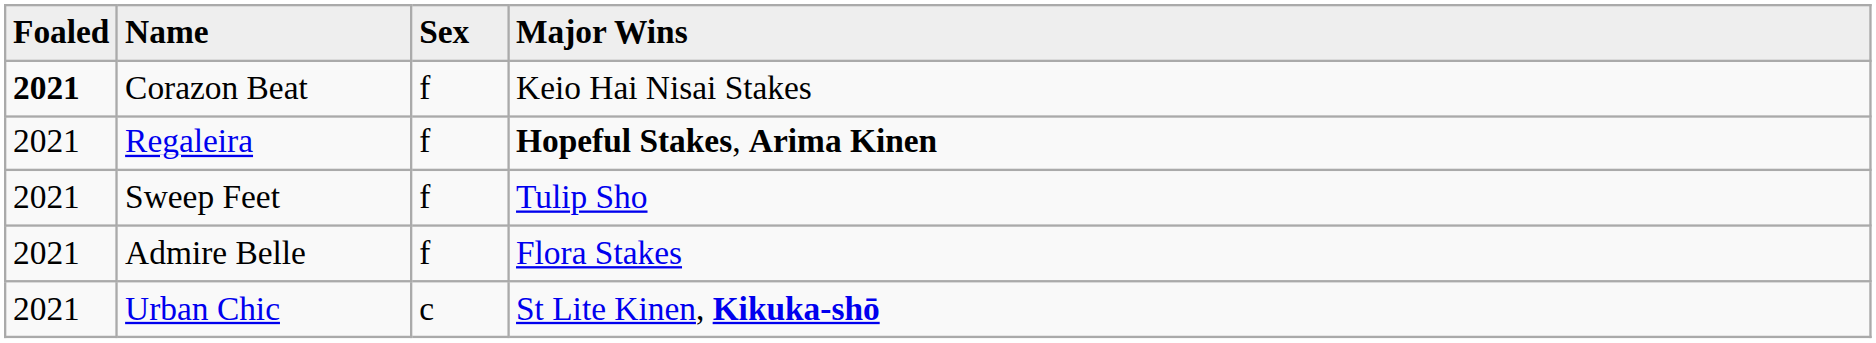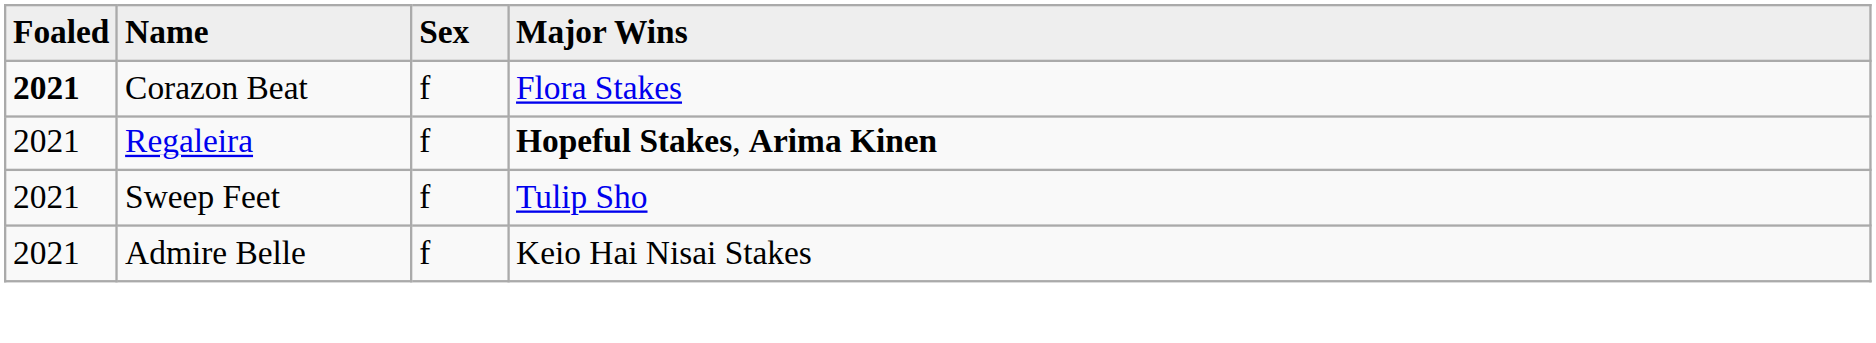(664, 87) Keio Hai Nisai Stakes -> (599, 87) Flora Stakes
(599, 252) Flora Stakes -> (664, 252) Keio Hai Nisai Stakes
- row: (203, 307)
